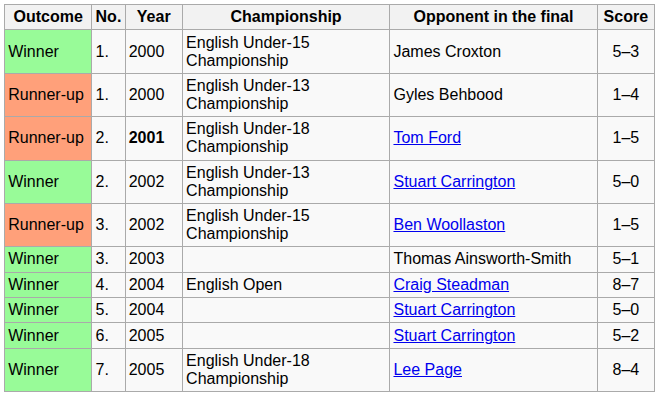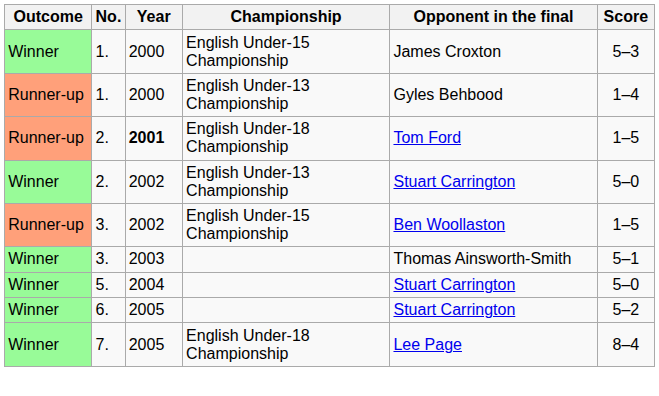- row: (102, 284)
